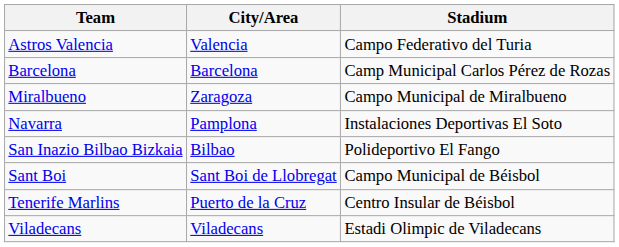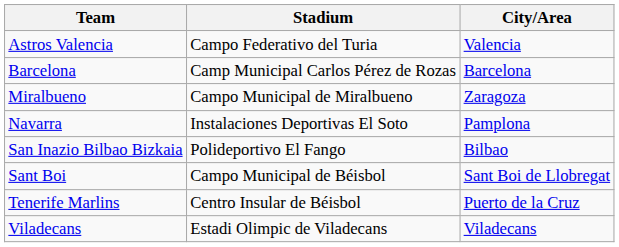columns swapped: (477, 17) <-> (263, 17)
